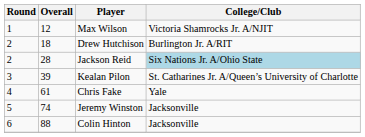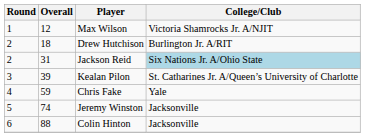(45, 60) 28 -> (45, 60) 31
(45, 92) 61 -> (45, 92) 59
